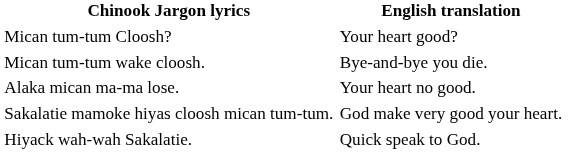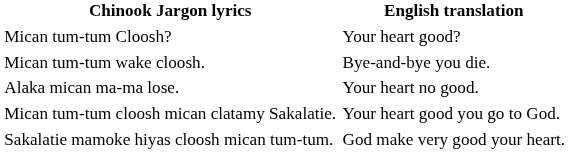+ row: (170, 113)
- row: (98, 139)
